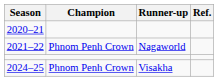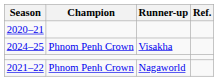rows swapped: (25, 46) <-> (25, 67)
